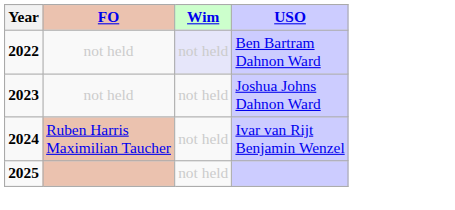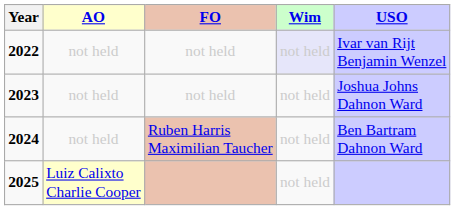+ column: (93, 17)
(278, 52) Ben Bartram Dahnon Ward -> (392, 52) Ivar van Rijt Benjamin Wenzel
(290, 139) Ivar van Rijt Benjamin Wenzel -> (380, 139) Ben Bartram Dahnon Ward
